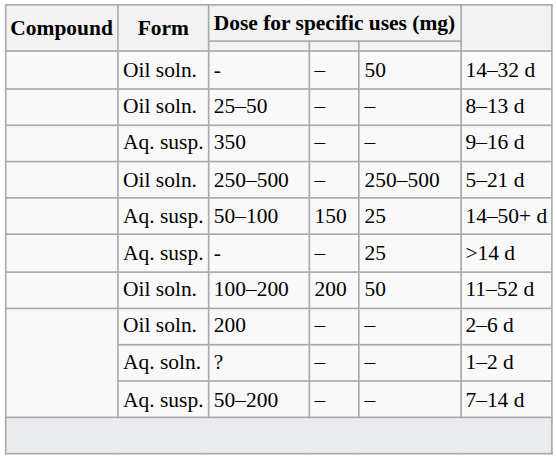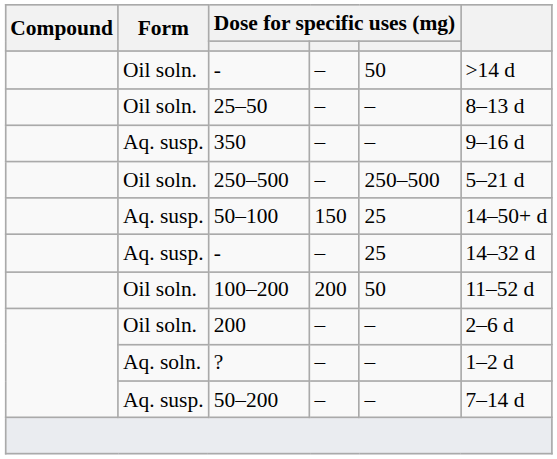(500, 69) 14–32 d -> (490, 69) >14 d
(490, 252) >14 d -> (500, 252) 14–32 d
